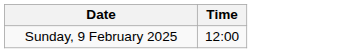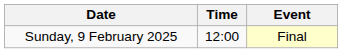+ column: (292, 15)
